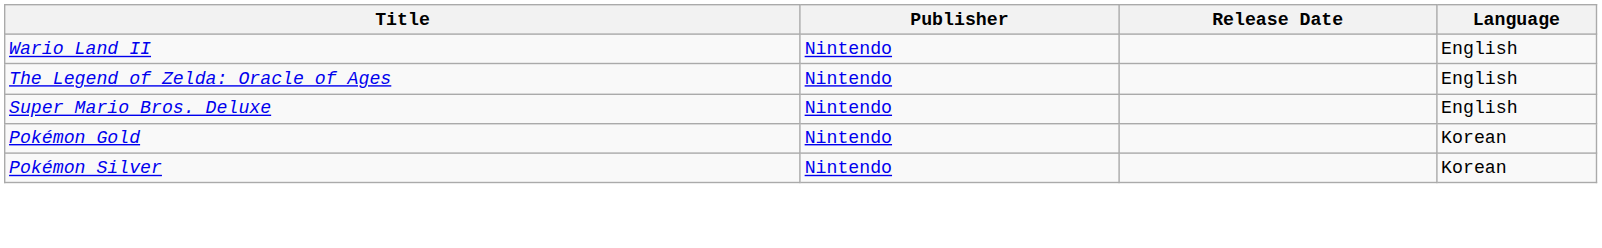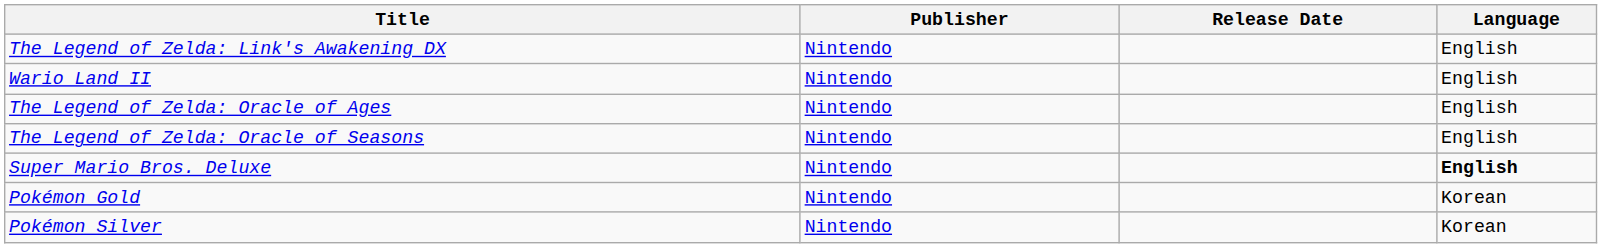+ row: (227, 49)
+ row: (217, 138)
(1479, 109) normal -> (1479, 168) bold
